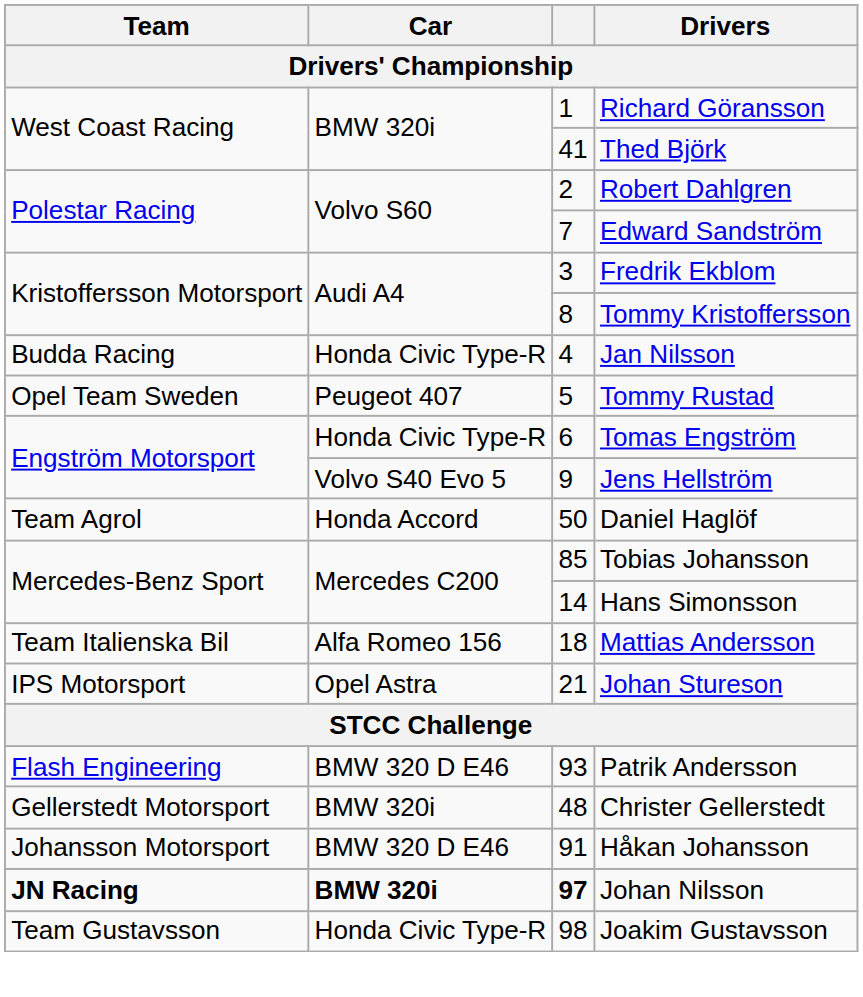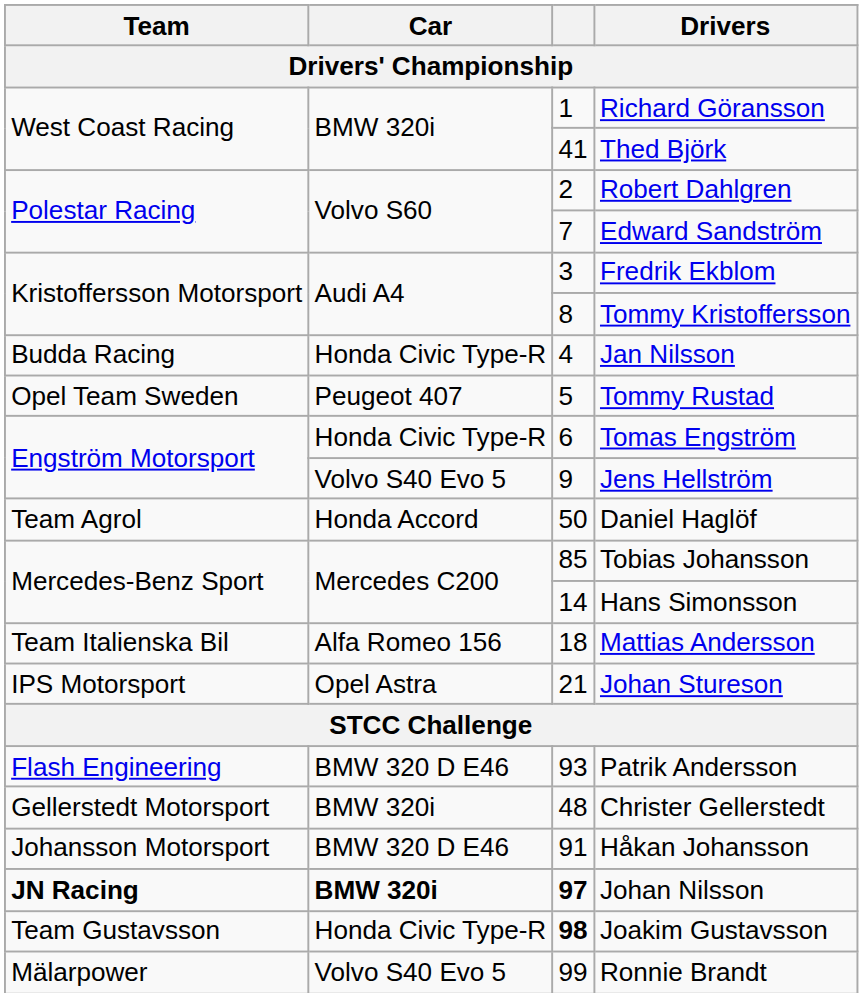(573, 931) normal -> (573, 931) bold
+ row: (683, 972)
